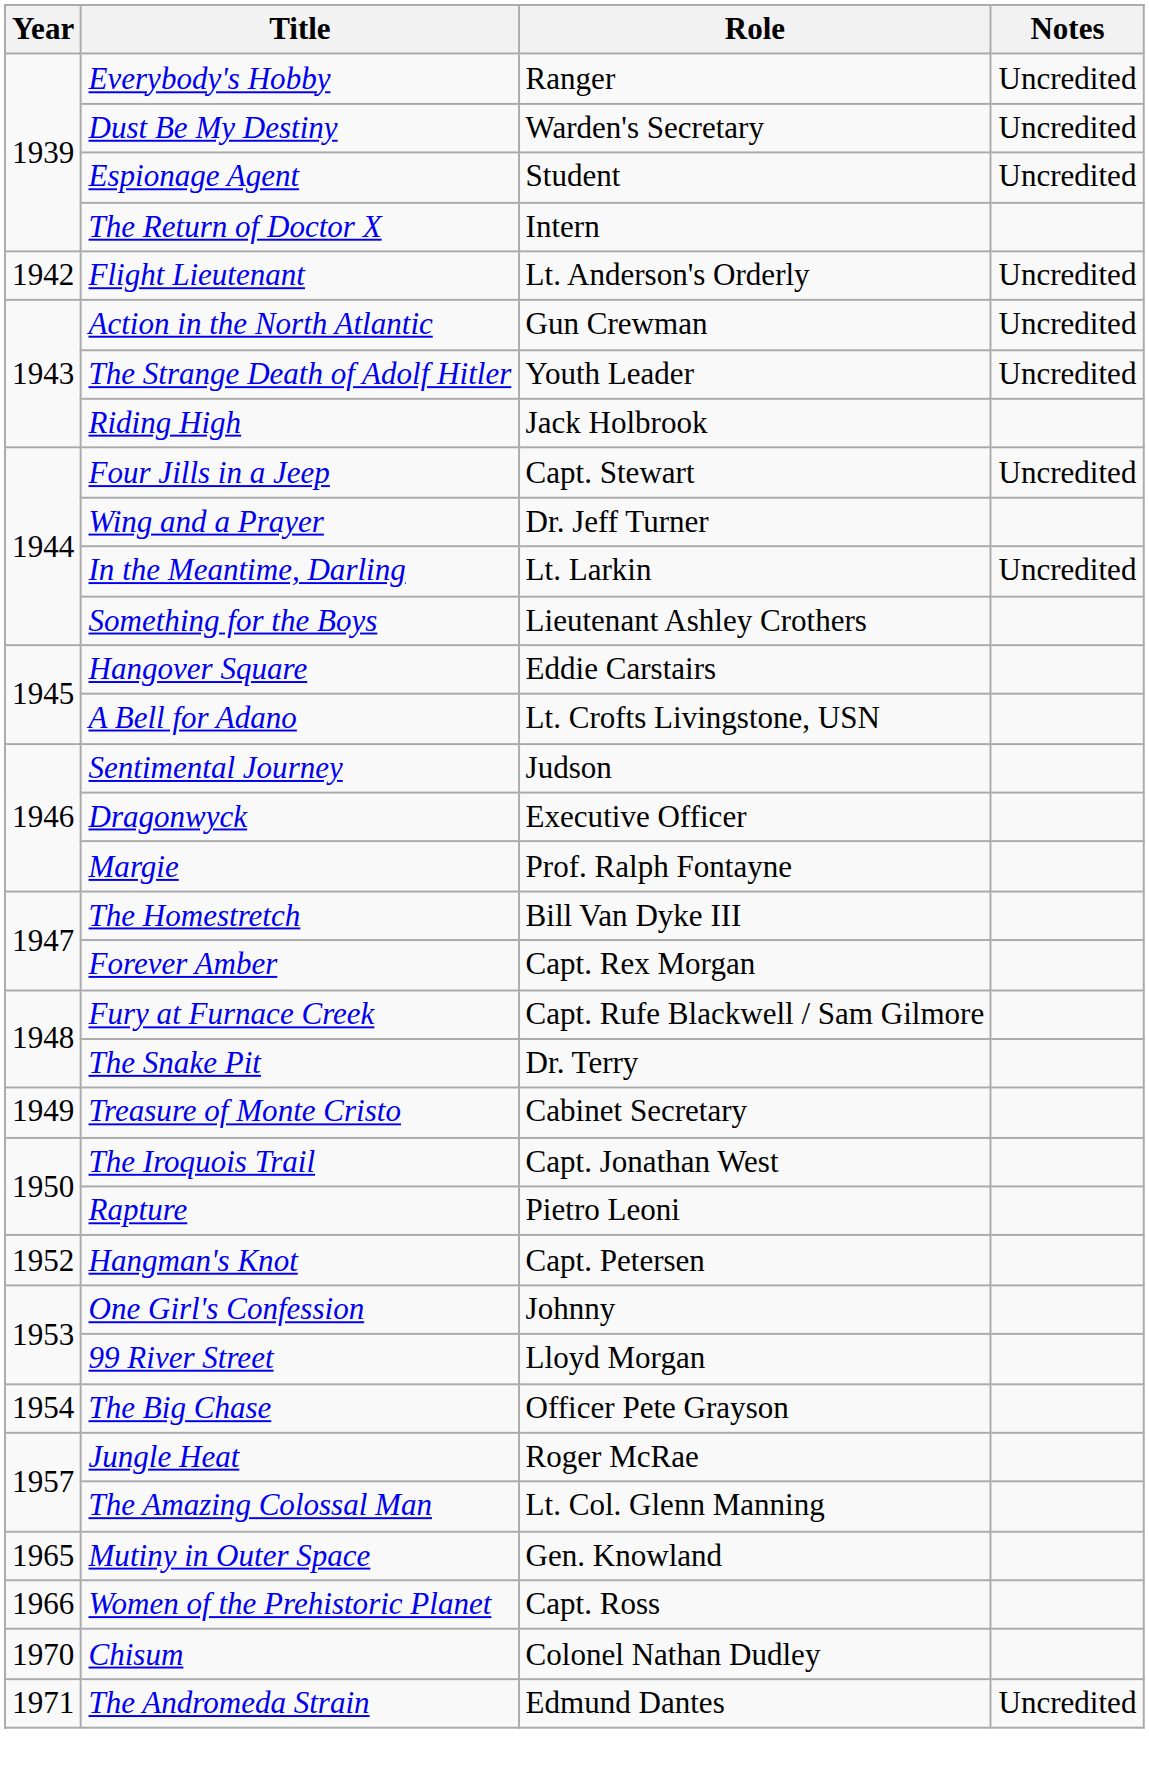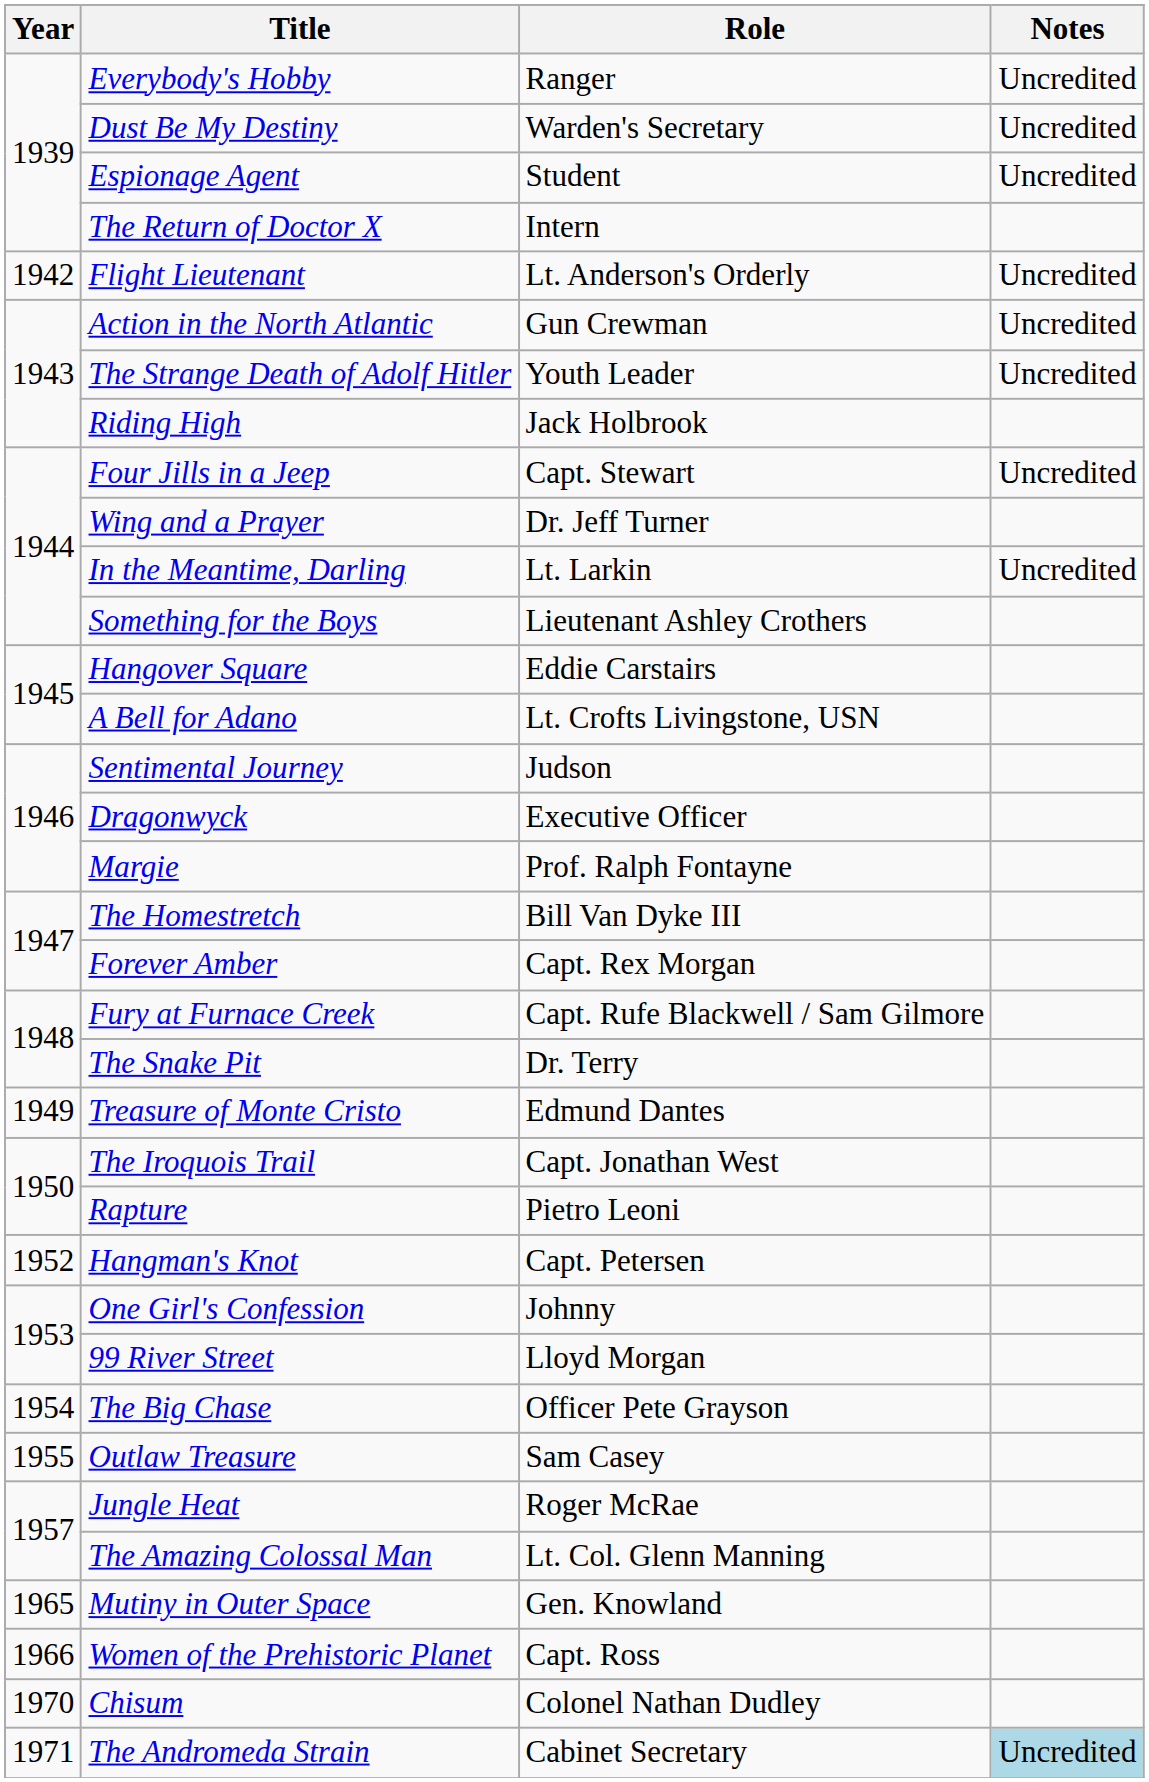(636, 1112) Cabinet Secretary -> (625, 1112) Edmund Dantes
+ row: (192, 1456)
(625, 1702) Edmund Dantes -> (636, 1752) Cabinet Secretary
(1067, 1702) no background -> (1067, 1752) lightblue background
